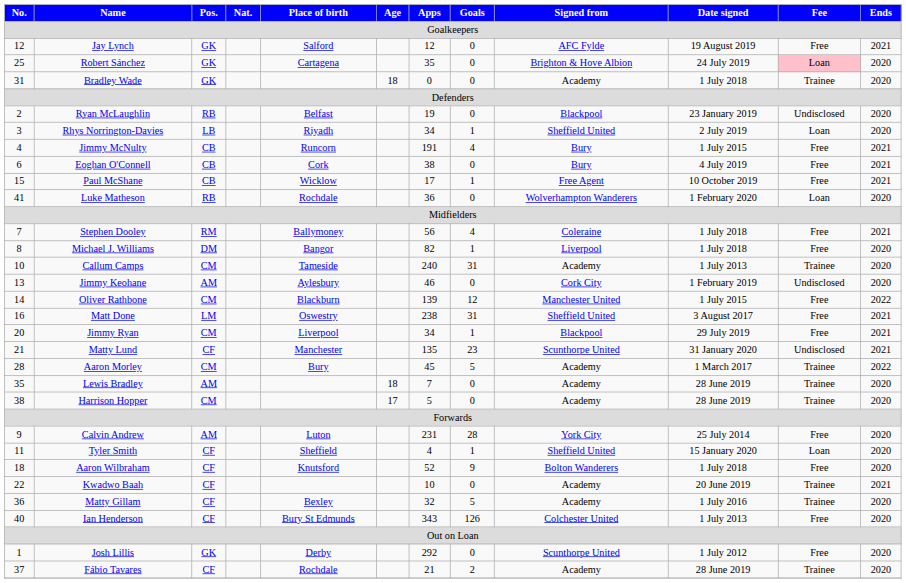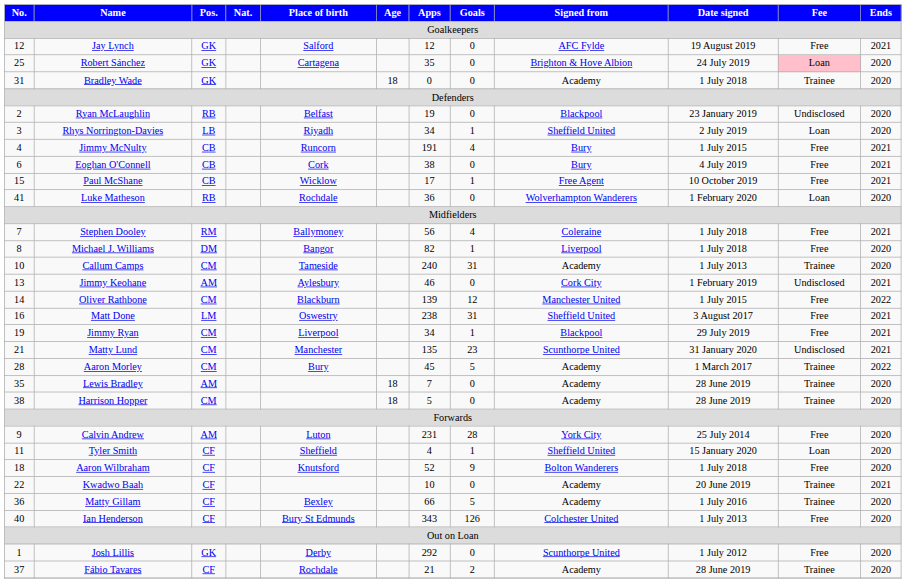(881, 283) 2020 -> (881, 283) 2021
(19, 333) 20 -> (19, 333) 19
(209, 350) CF -> (209, 350) CM
(393, 401) 17 -> (393, 401) 18
(429, 502) 32 -> (429, 502) 66
